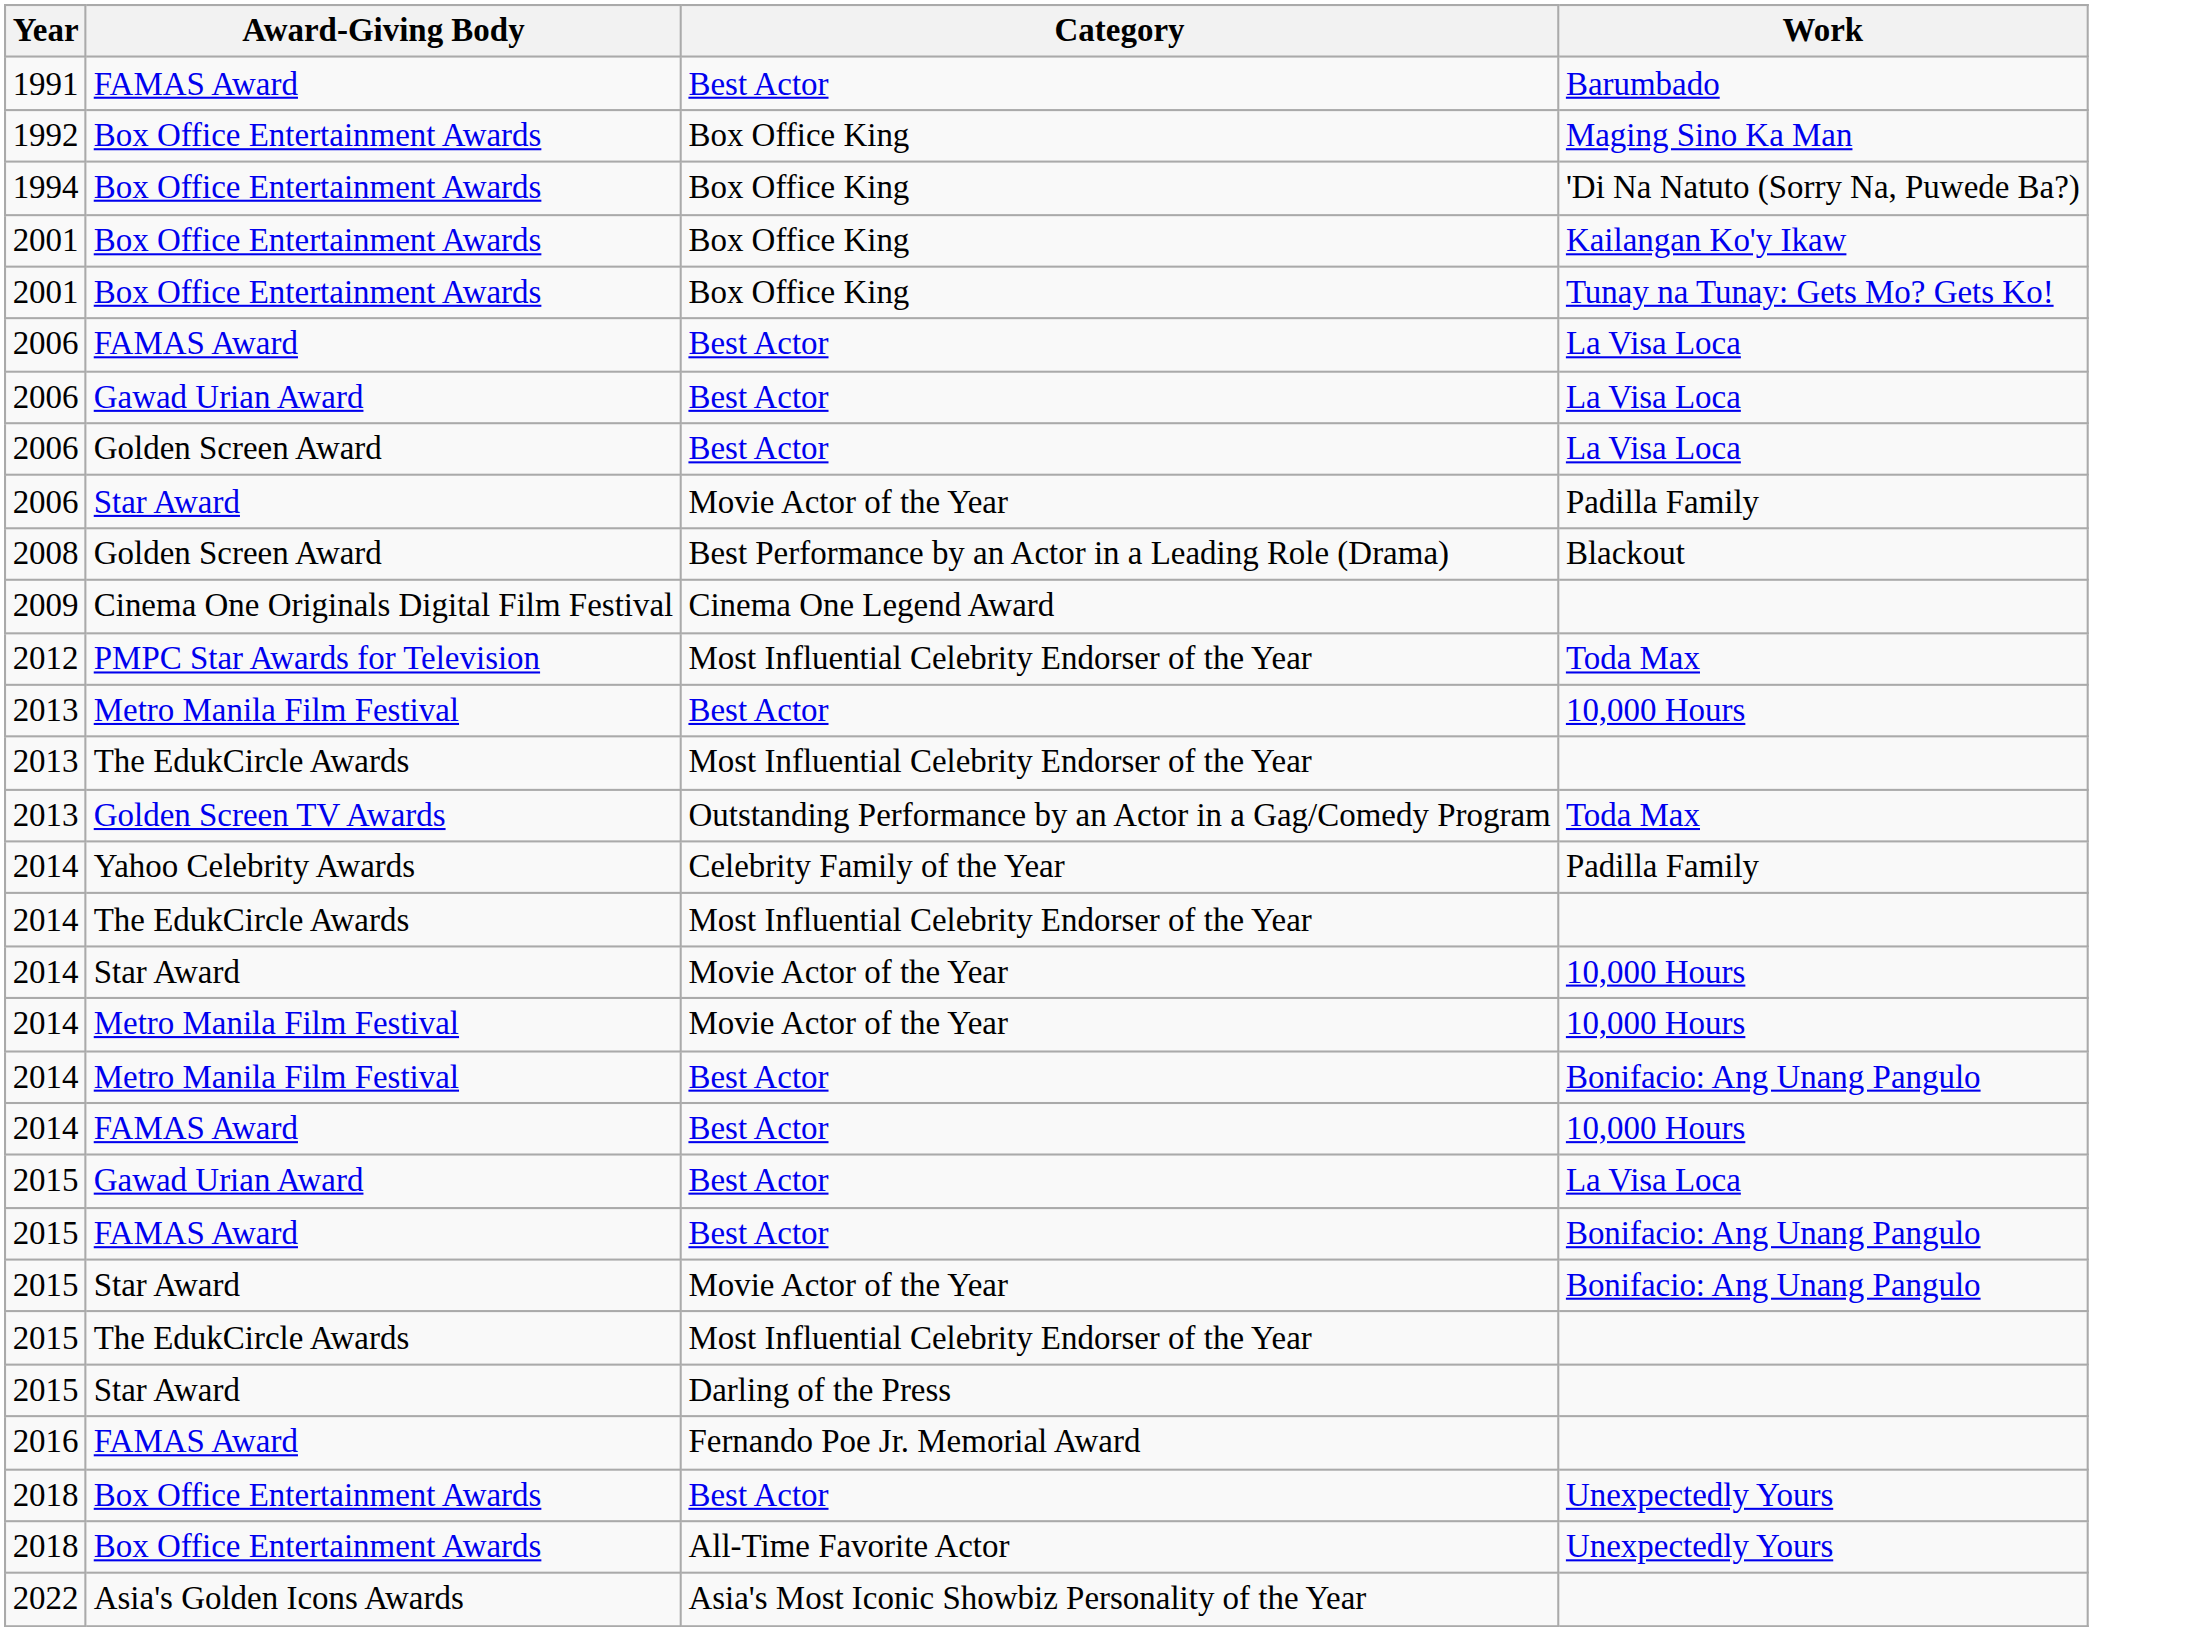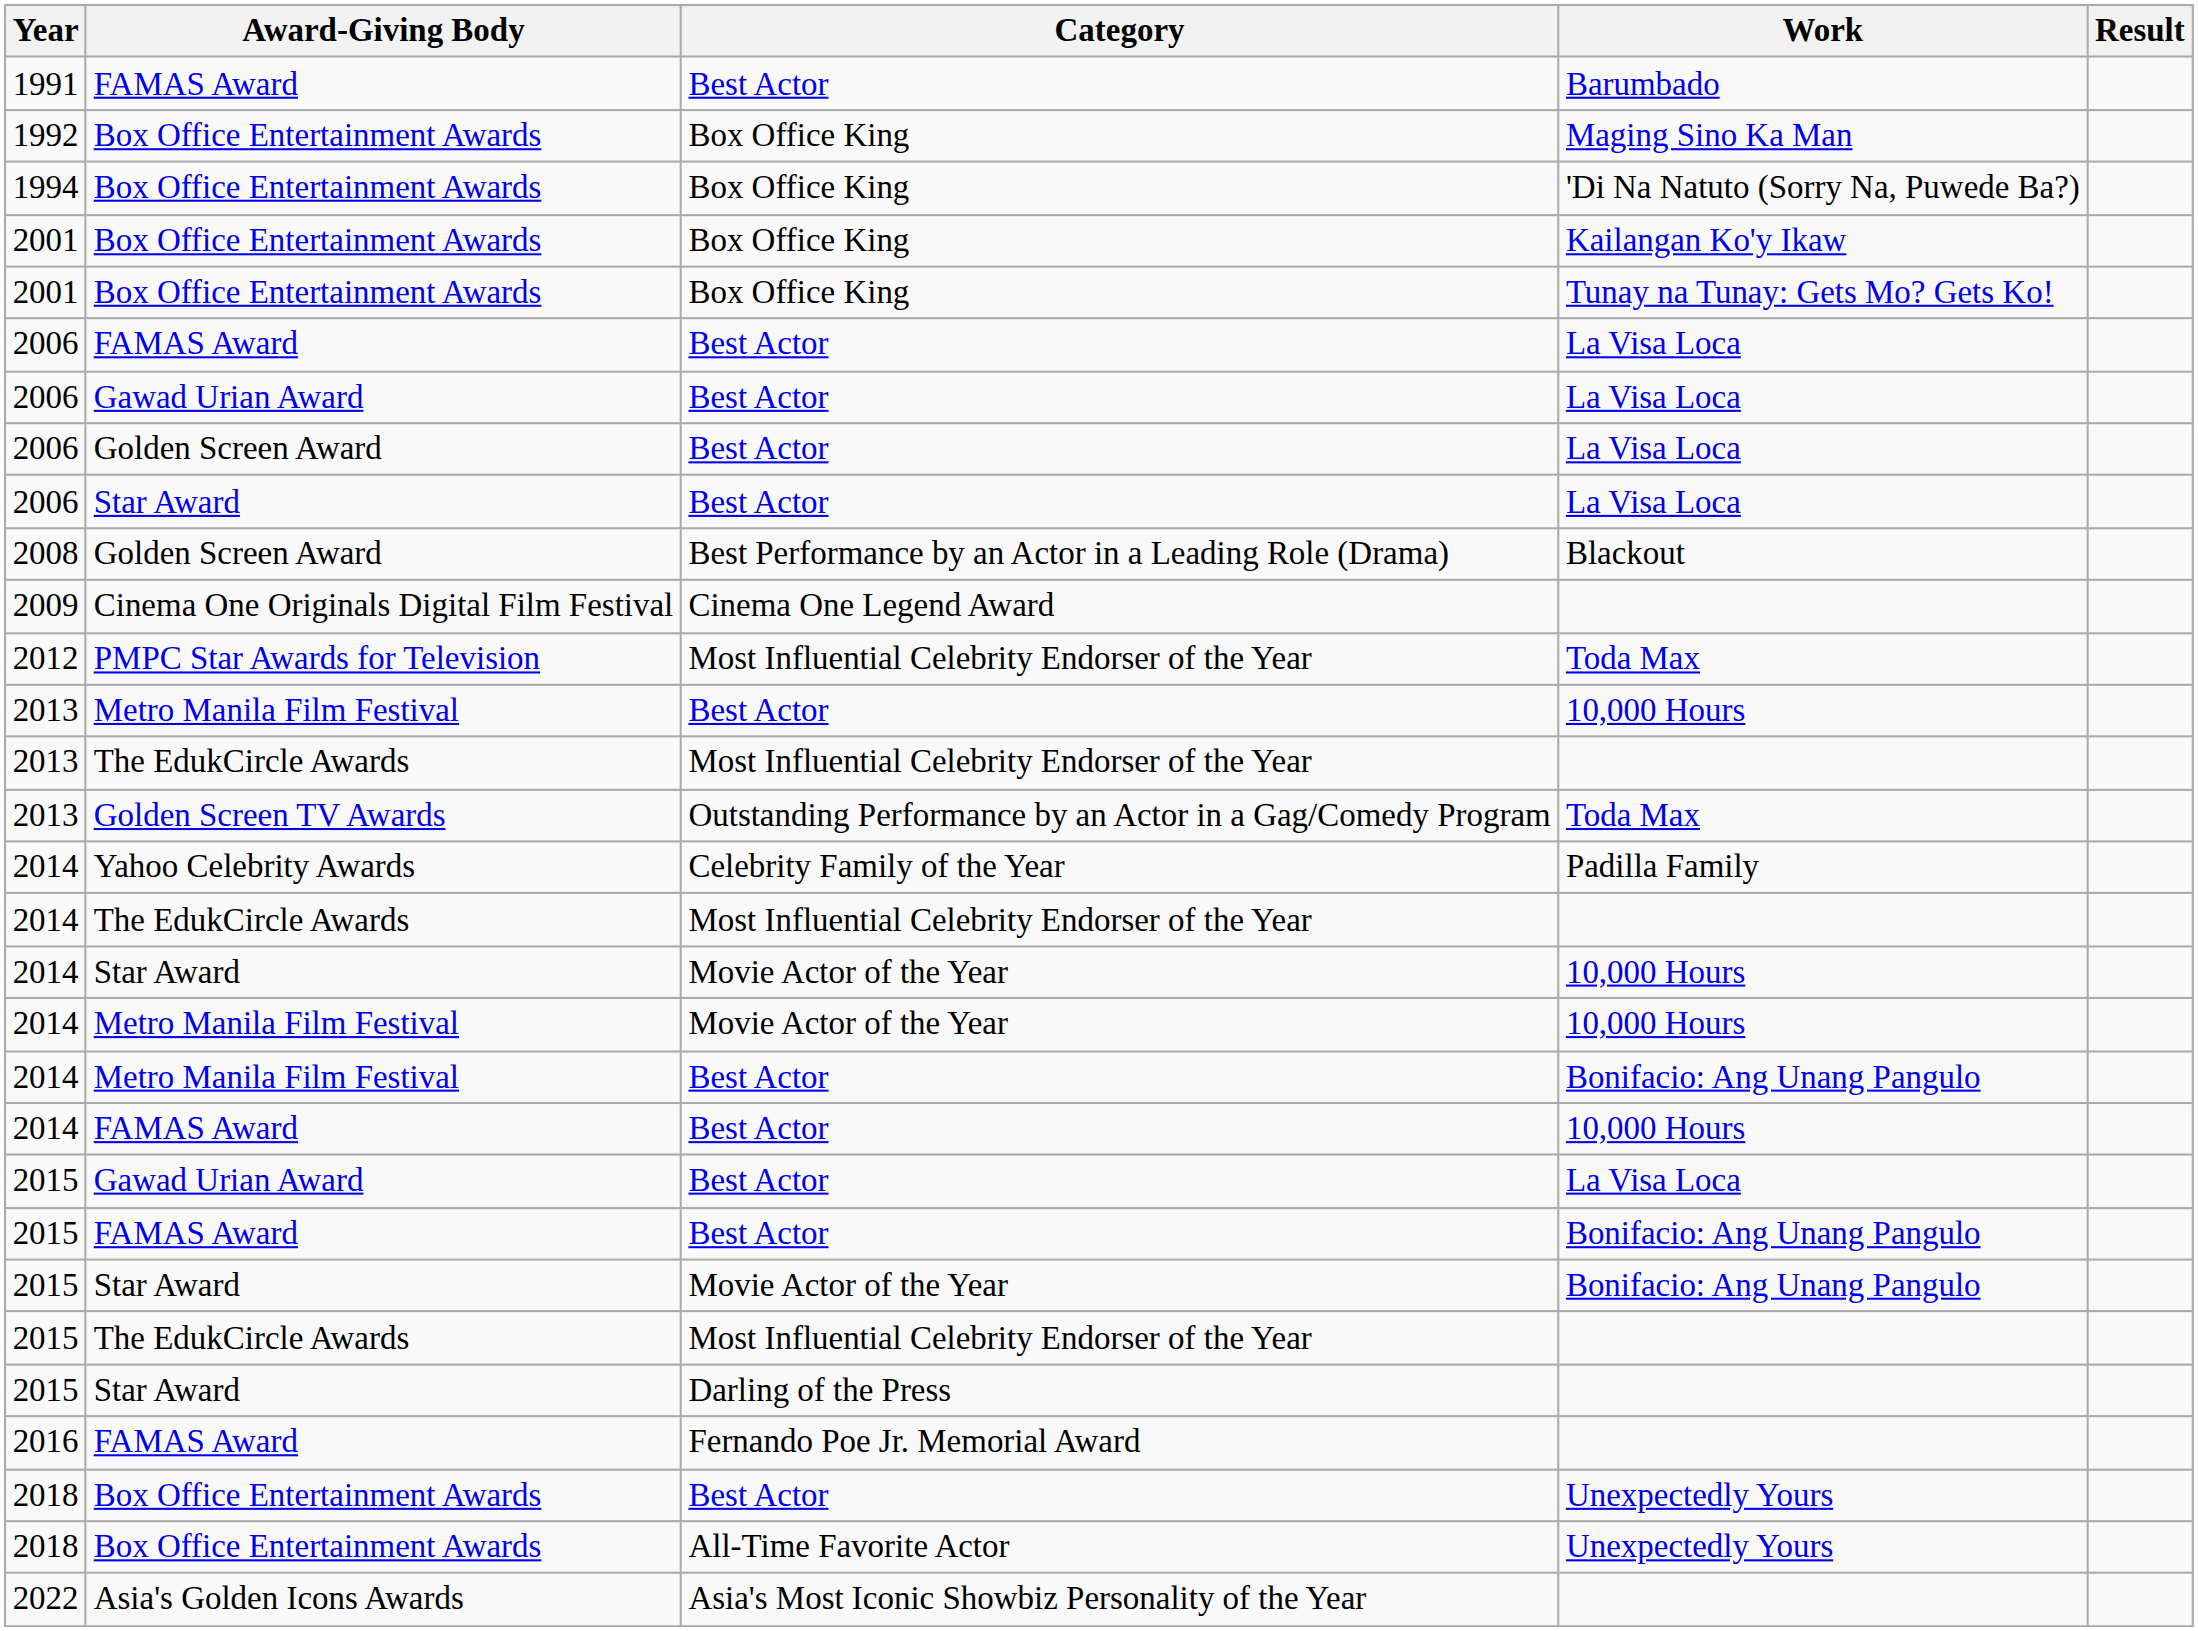+ column: (2140, 30)
(848, 501) Movie Actor of the Year -> (758, 501) Best Actor
(1662, 501) Padilla Family -> (1653, 501) La Visa Loca
